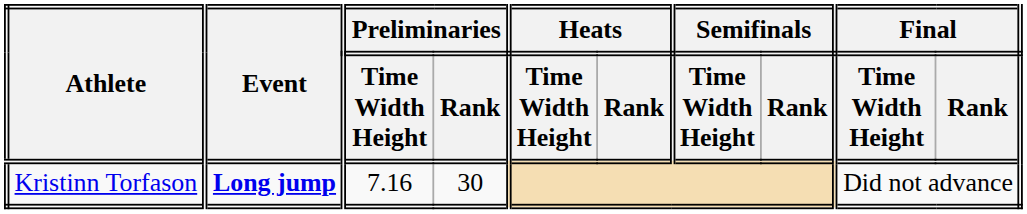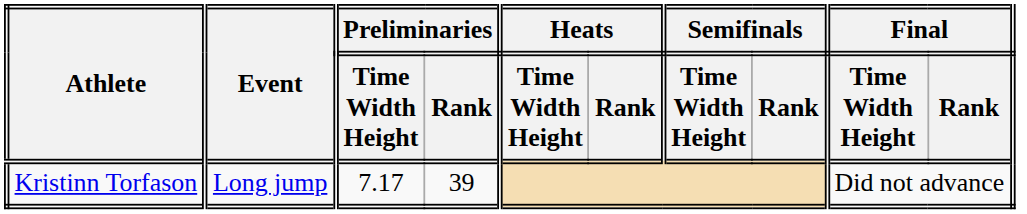(274, 183) bold -> (270, 183) normal
(390, 183) 7.16 -> (381, 183) 7.17
(470, 183) 30 -> (462, 183) 39
